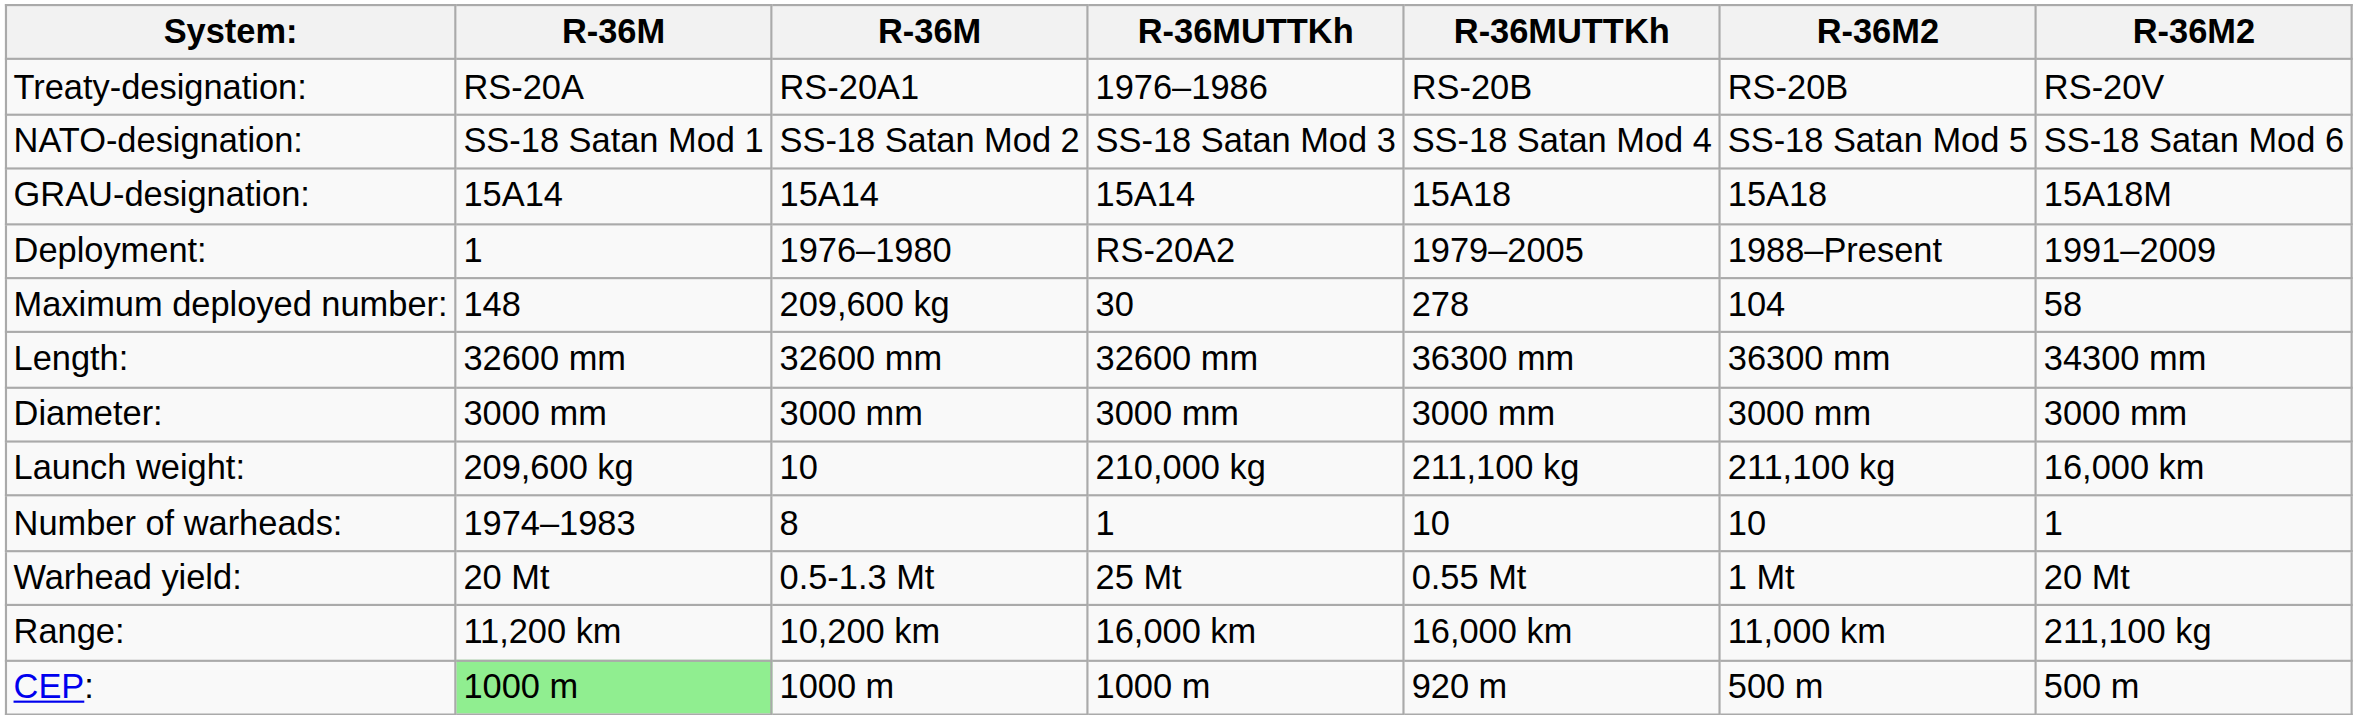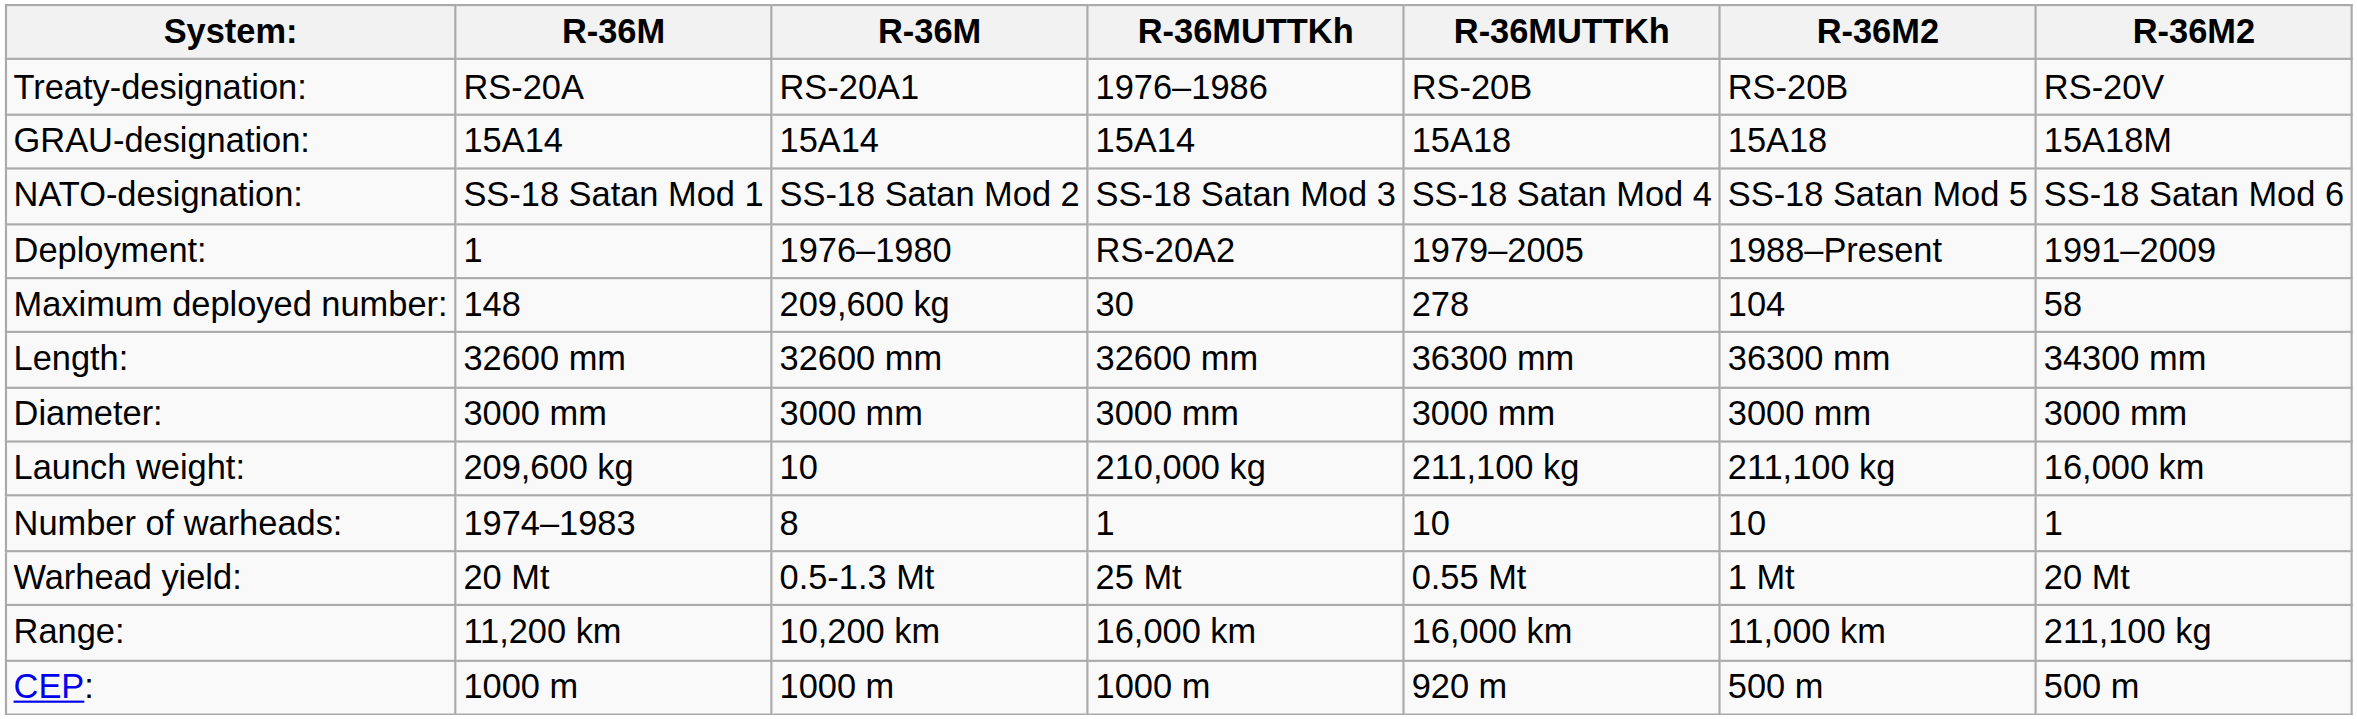rows swapped: (162, 195) <-> (158, 140)
(521, 686) lightgreen background -> (521, 686) no background
